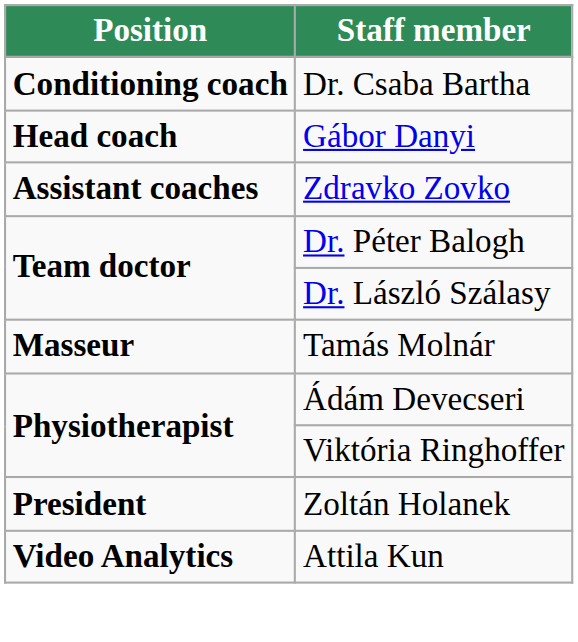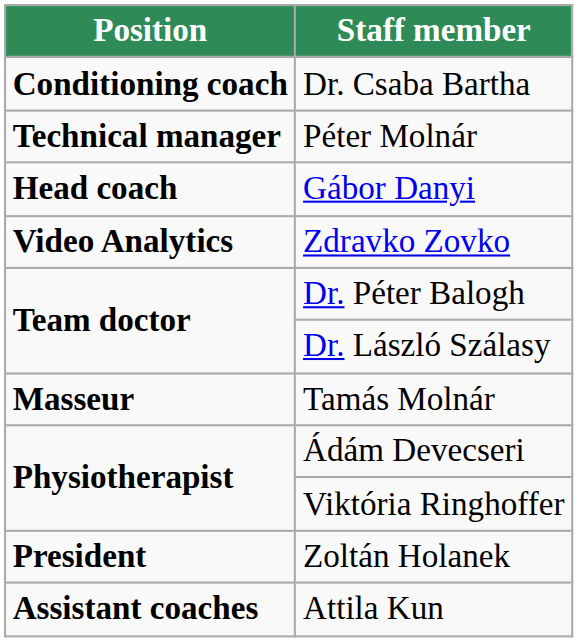+ row: (390, 135)
(135, 188) Assistant coaches -> (123, 240) Video Analytics
(123, 556) Video Analytics -> (135, 608) Assistant coaches
